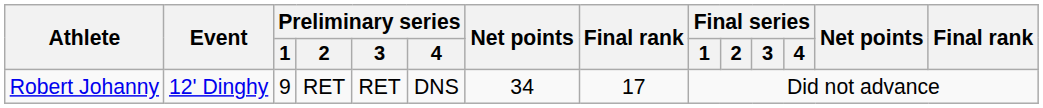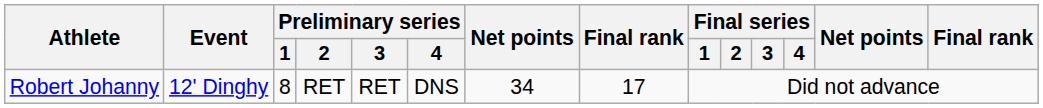(285, 87) 9 -> (285, 87) 8
